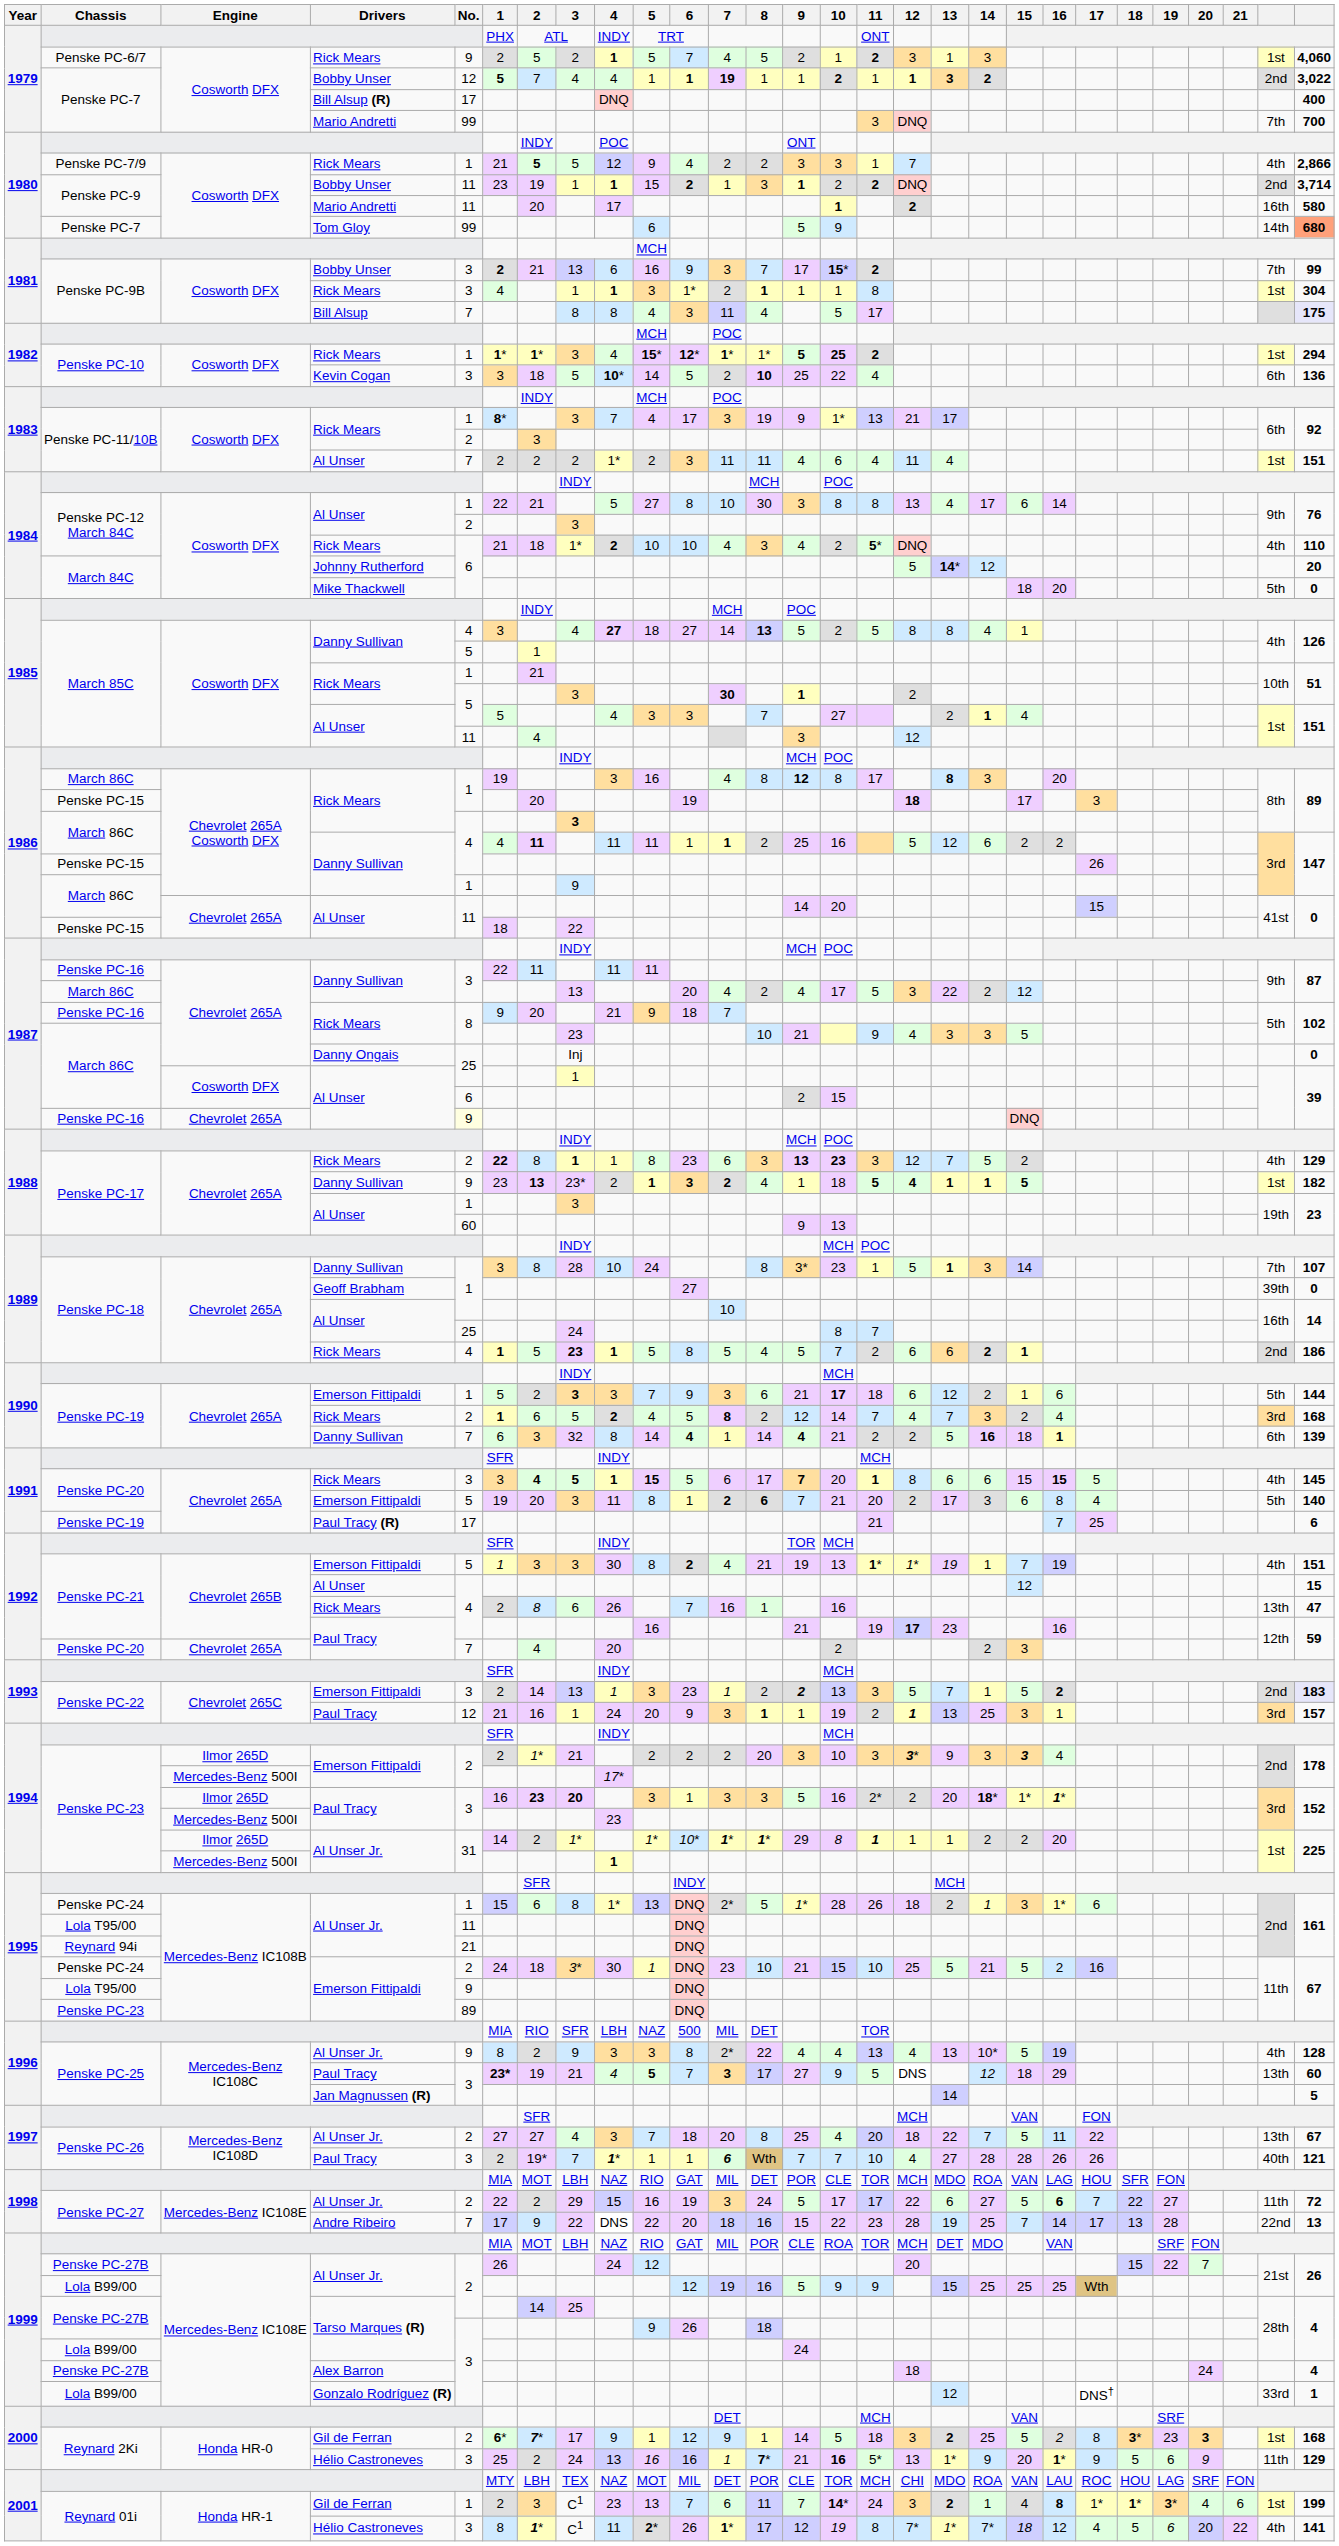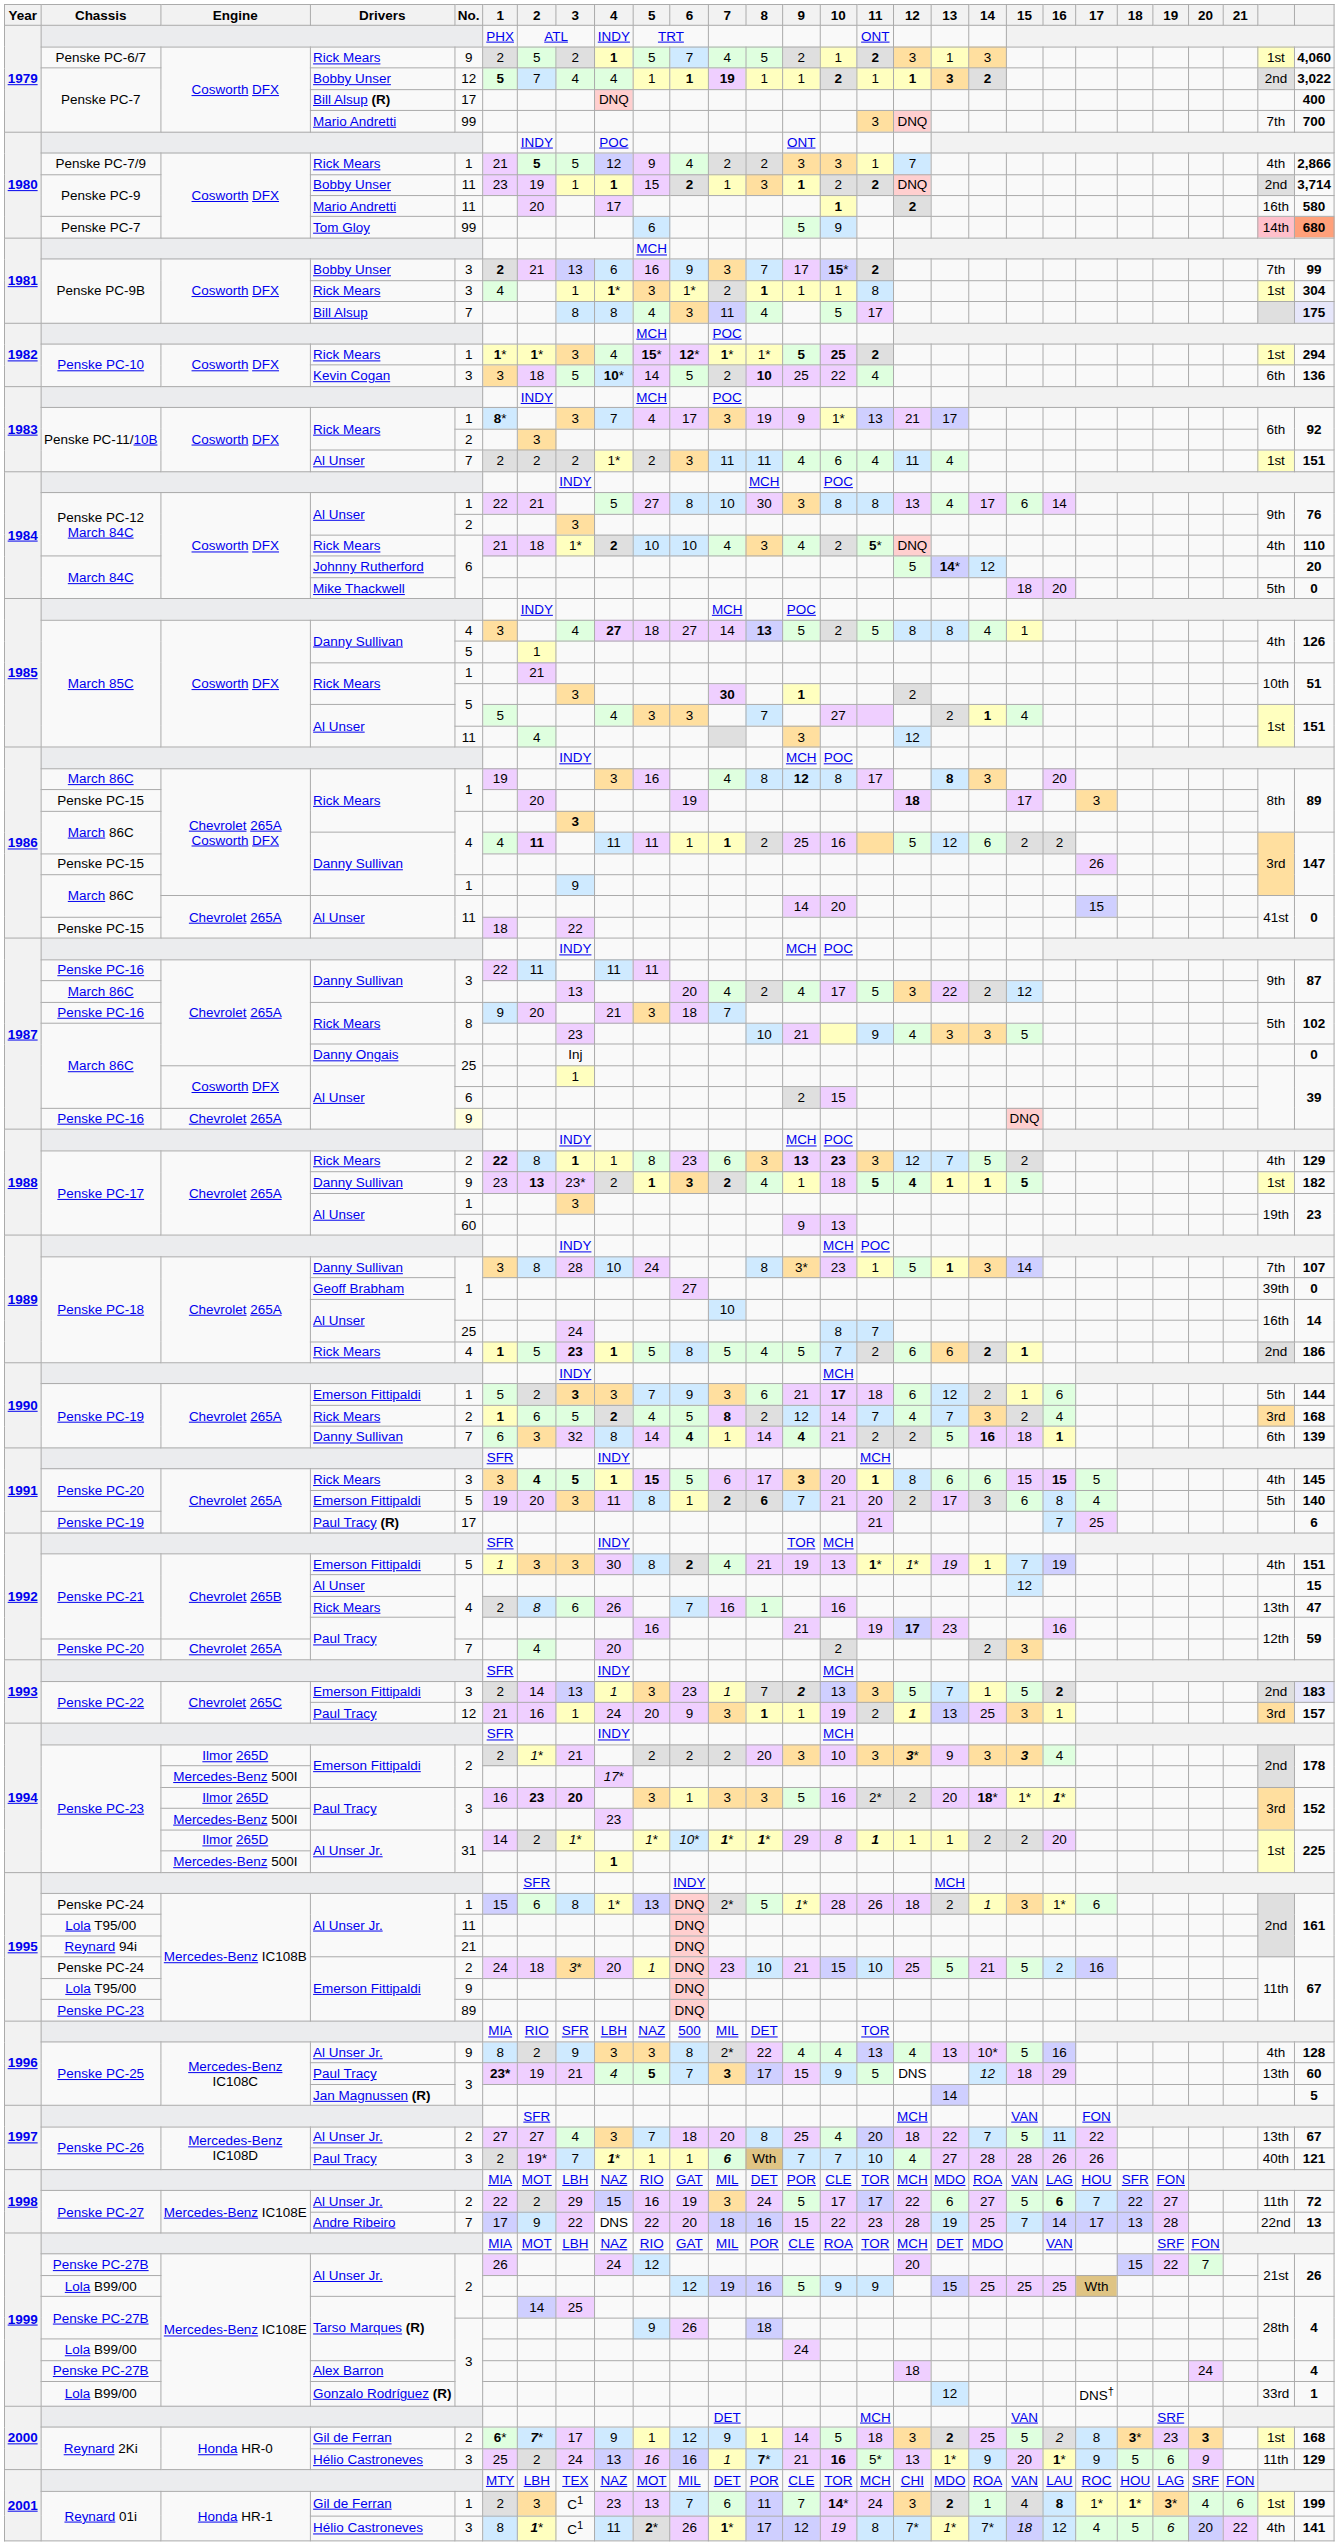(1276, 227) no background -> (1276, 227) pink background
(614, 291) 1 -> (614, 291) 1*
(652, 1012) 9 -> (652, 1012) 3
(801, 1479) 7 -> (801, 1479) 3
(764, 1691) 2 -> (764, 1691) 7
(614, 1967) 30 -> (614, 1967) 20
(1059, 2052) 19 -> (1059, 2052) 16
(801, 2073) 27 -> (801, 2073) 15
